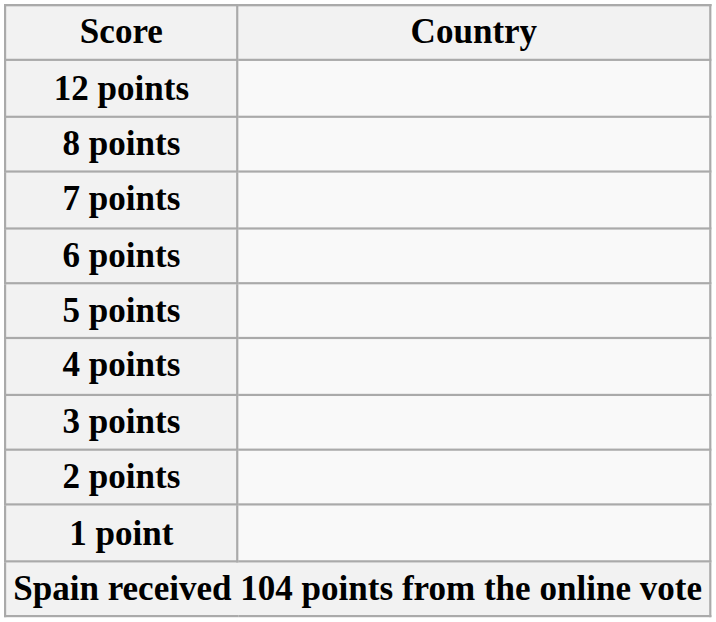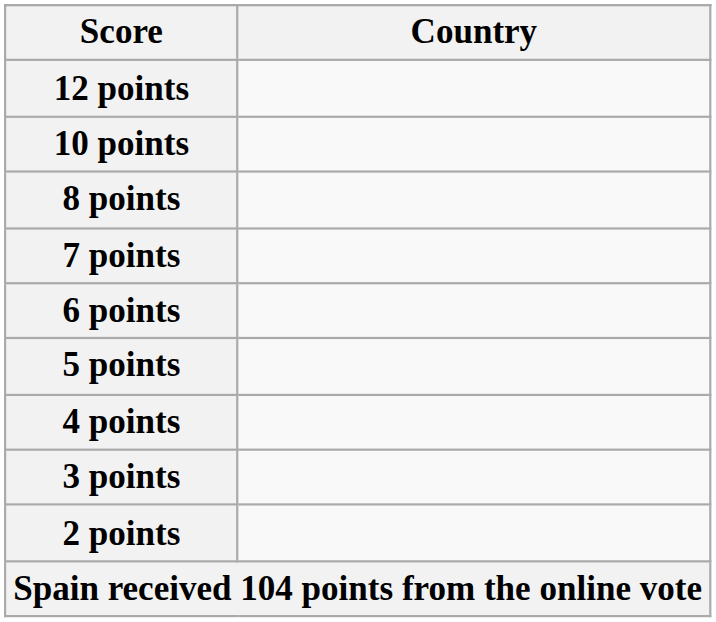+ row: (121, 143)
- row: (121, 532)
